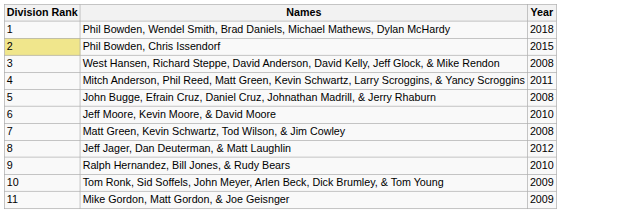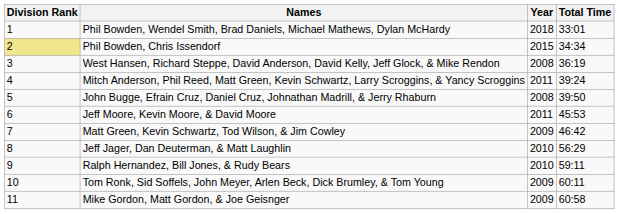+ column: (585, 13)
(542, 115) 2010 -> (541, 115) 2011
(542, 132) 2008 -> (542, 132) 2009
(542, 149) 2012 -> (542, 149) 2010
